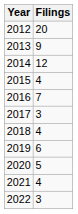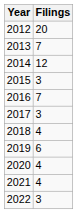(39, 47) 9 -> (39, 47) 7
(39, 81) 4 -> (39, 81) 3
(39, 166) 5 -> (39, 166) 4
